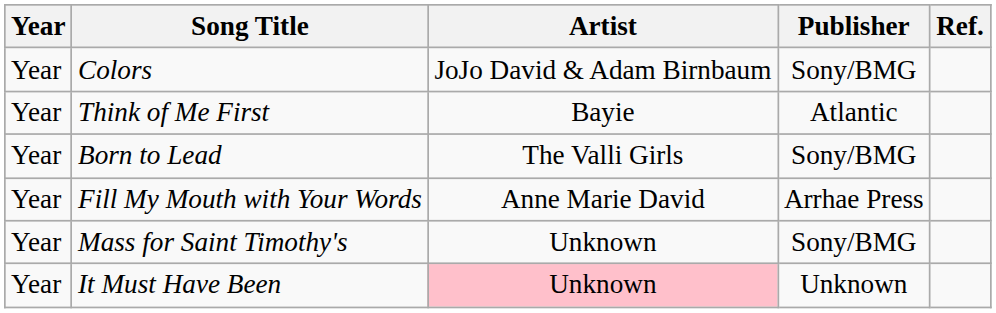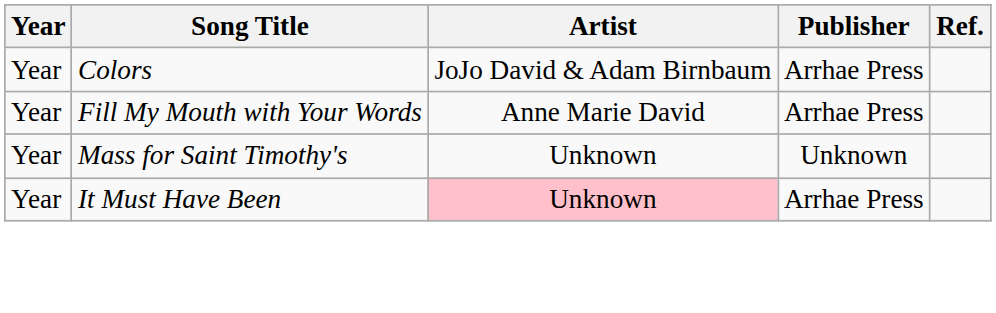(854, 69) Sony/BMG -> (854, 69) Arrhae Press
- row: (174, 112)
- row: (150, 155)
(854, 241) Sony/BMG -> (854, 155) Unknown
(854, 284) Unknown -> (854, 198) Arrhae Press
